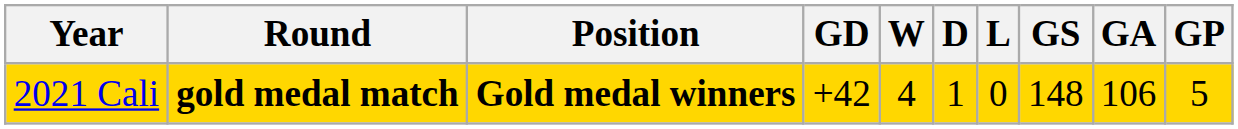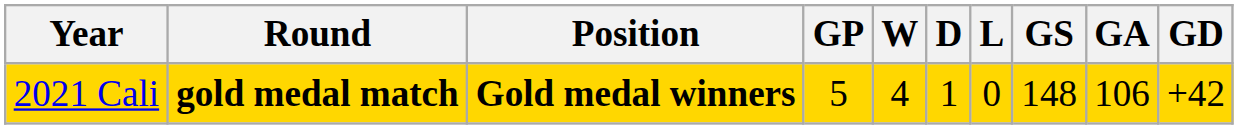columns swapped: (1199, 33) <-> (842, 33)
